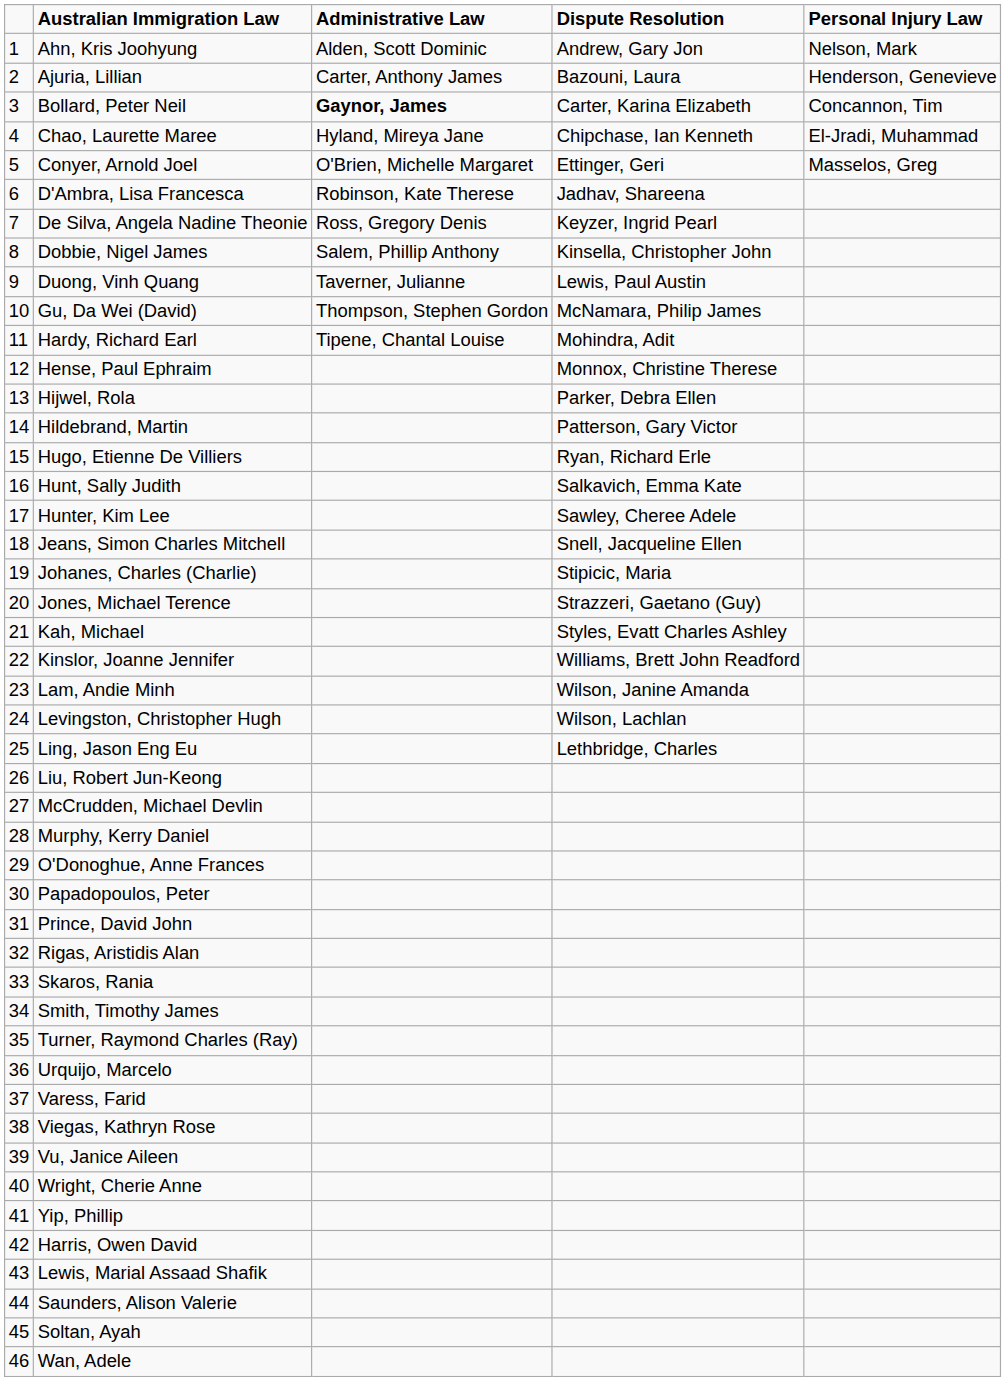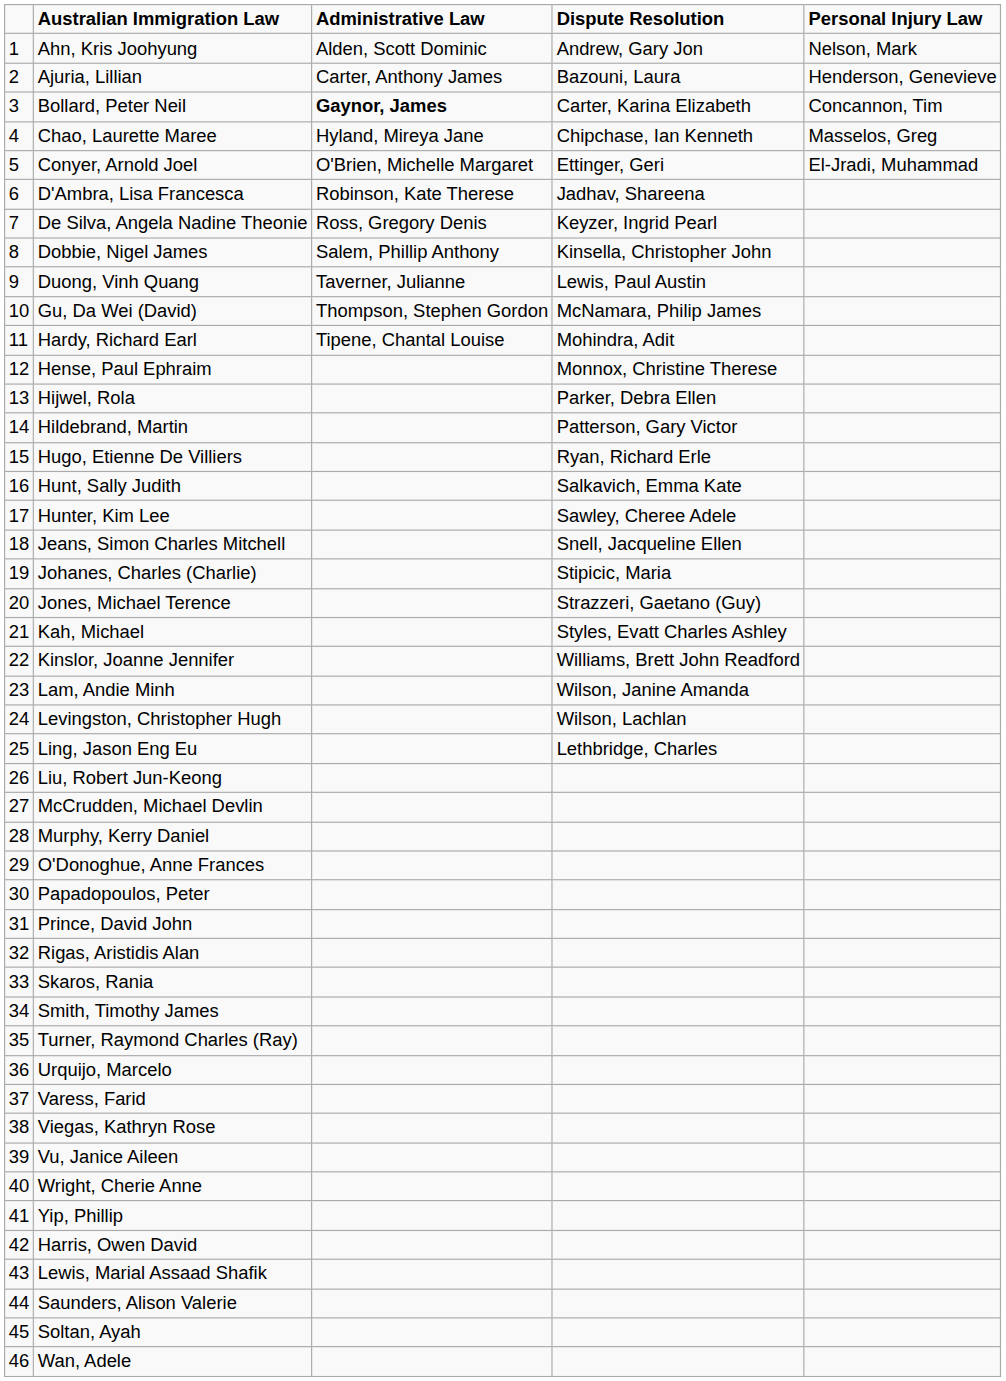(893, 135) El-Jradi, Muhammad -> (873, 135) Masselos, Greg
(873, 164) Masselos, Greg -> (893, 164) El-Jradi, Muhammad
